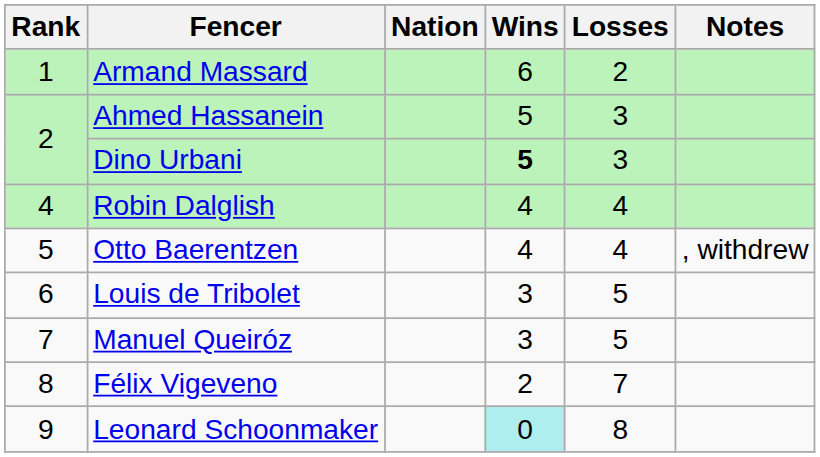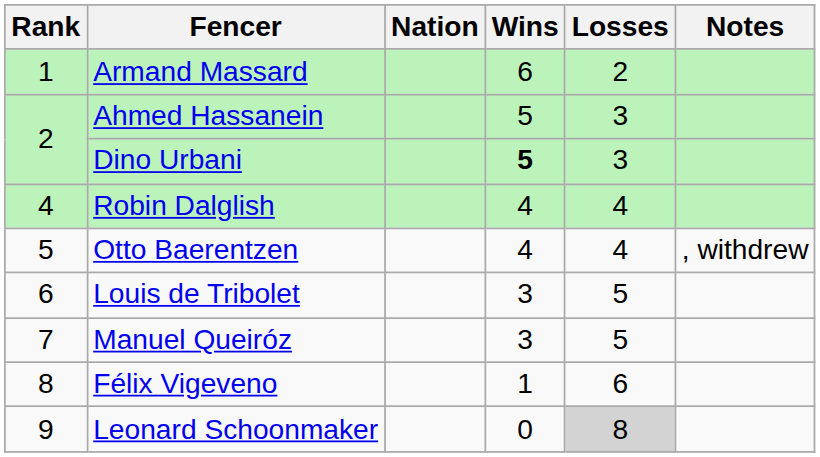(525, 384) 2 -> (525, 384) 1
(620, 384) 7 -> (620, 384) 6
(525, 428) paleturquoise background -> (525, 428) no background
(620, 428) no background -> (620, 428) lightgrey background
